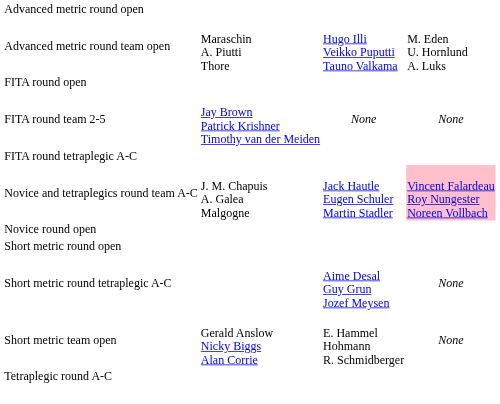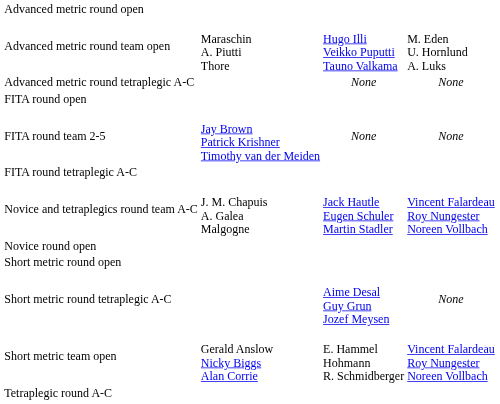+ row: (99, 82)
(451, 199) pink background -> (451, 216) no background
(451, 339) None -> (451, 363) Vincent Falardeau Roy Nungester Noreen Vollbach
